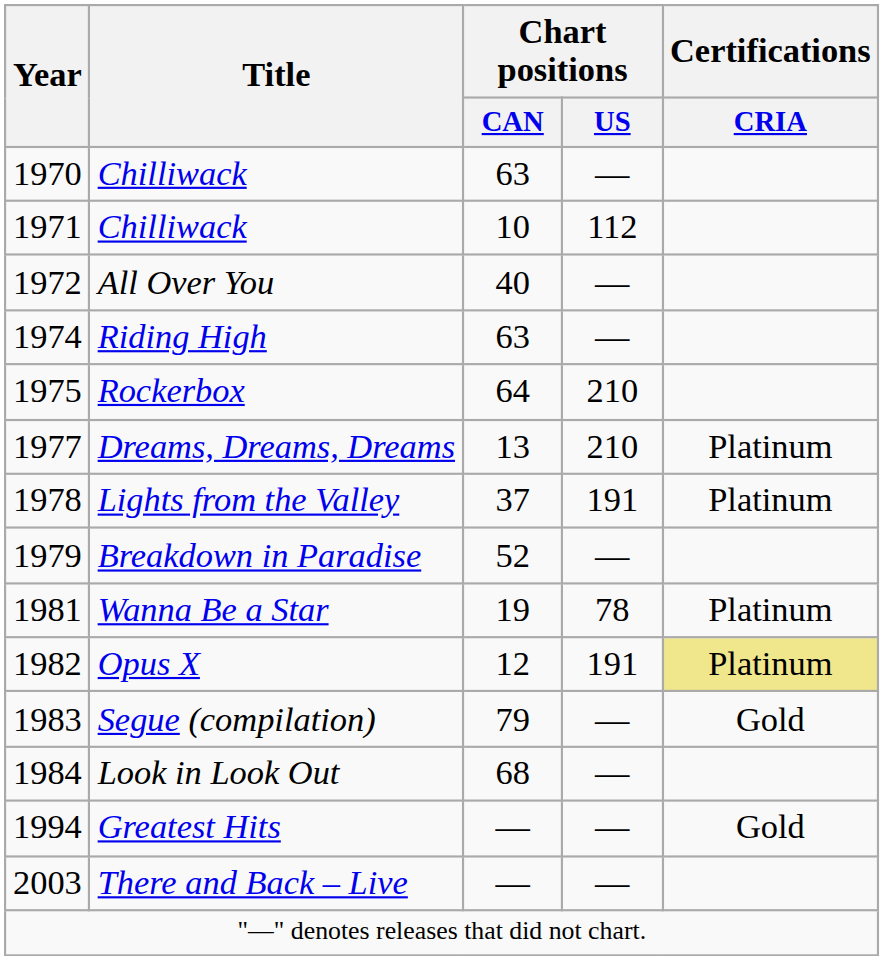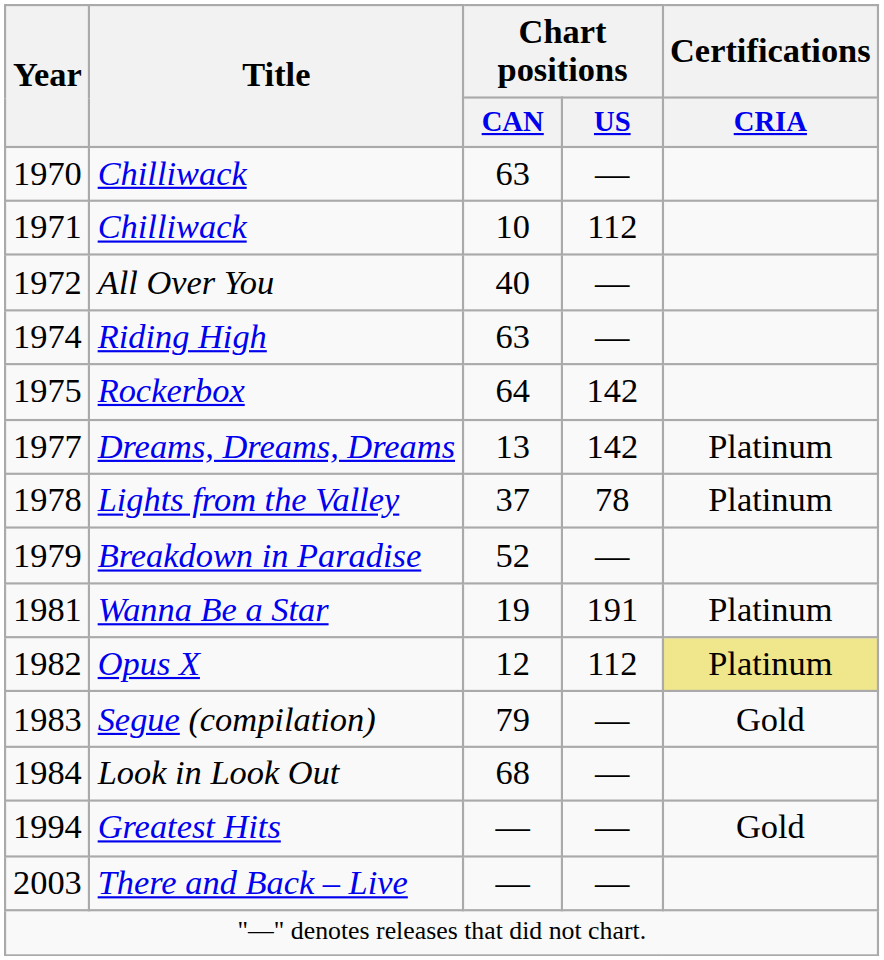(612, 391) 210 -> (612, 391) 142
(612, 445) 210 -> (612, 445) 142
(612, 500) 191 -> (612, 500) 78
(612, 609) 78 -> (612, 609) 191
(612, 664) 191 -> (612, 664) 112
